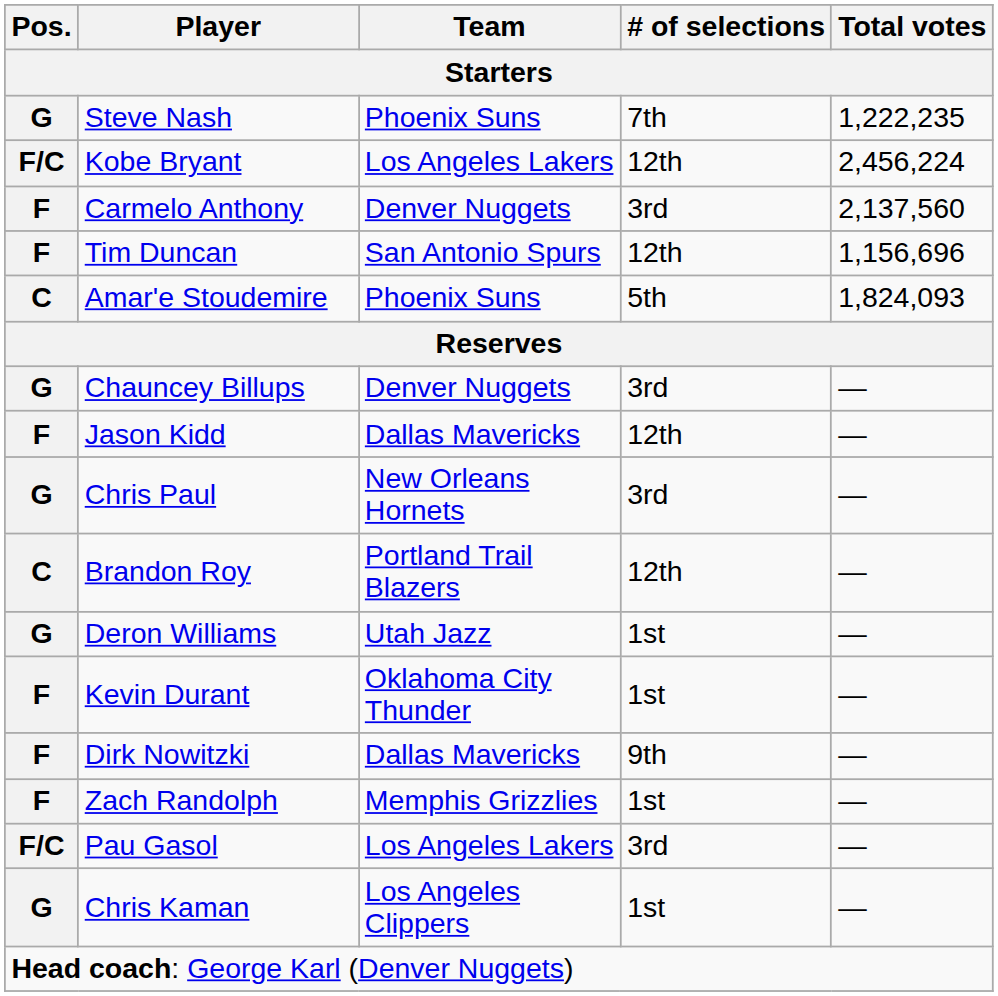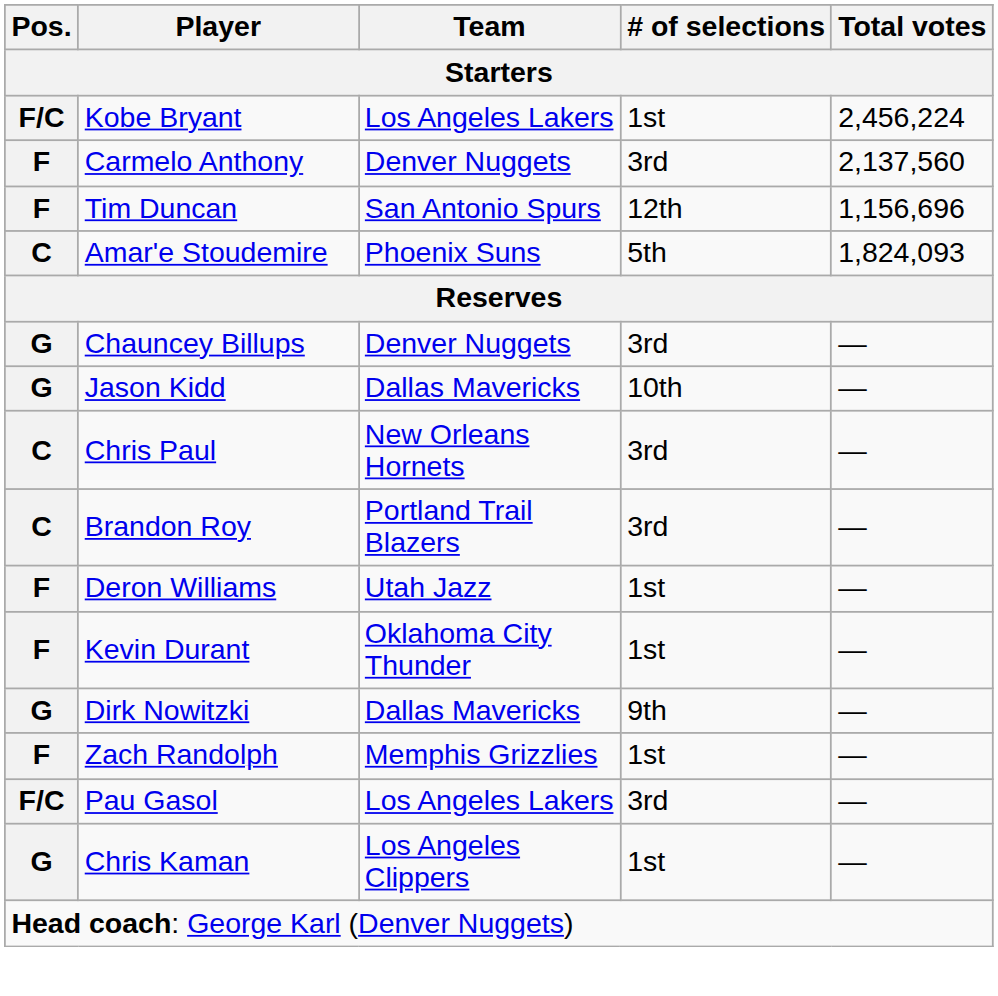- row: (158, 117)
(655, 162) 12th -> (646, 117) 1st
(42, 433) F -> (42, 388) G
(655, 433) 12th -> (655, 388) 10th
(42, 494) G -> (42, 449) C
(655, 571) 12th -> (648, 526) 3rd
(42, 633) G -> (42, 588) F
(42, 755) F -> (42, 710) G
